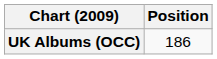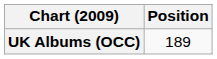(178, 41) 186 -> (178, 41) 189
